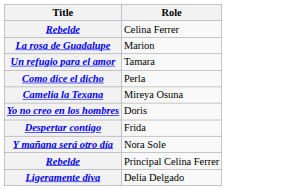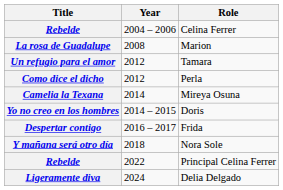+ column: (150, 12)
